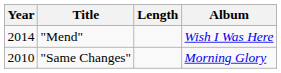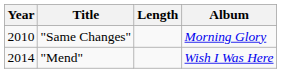rows swapped: (86, 57) <-> (62, 36)
